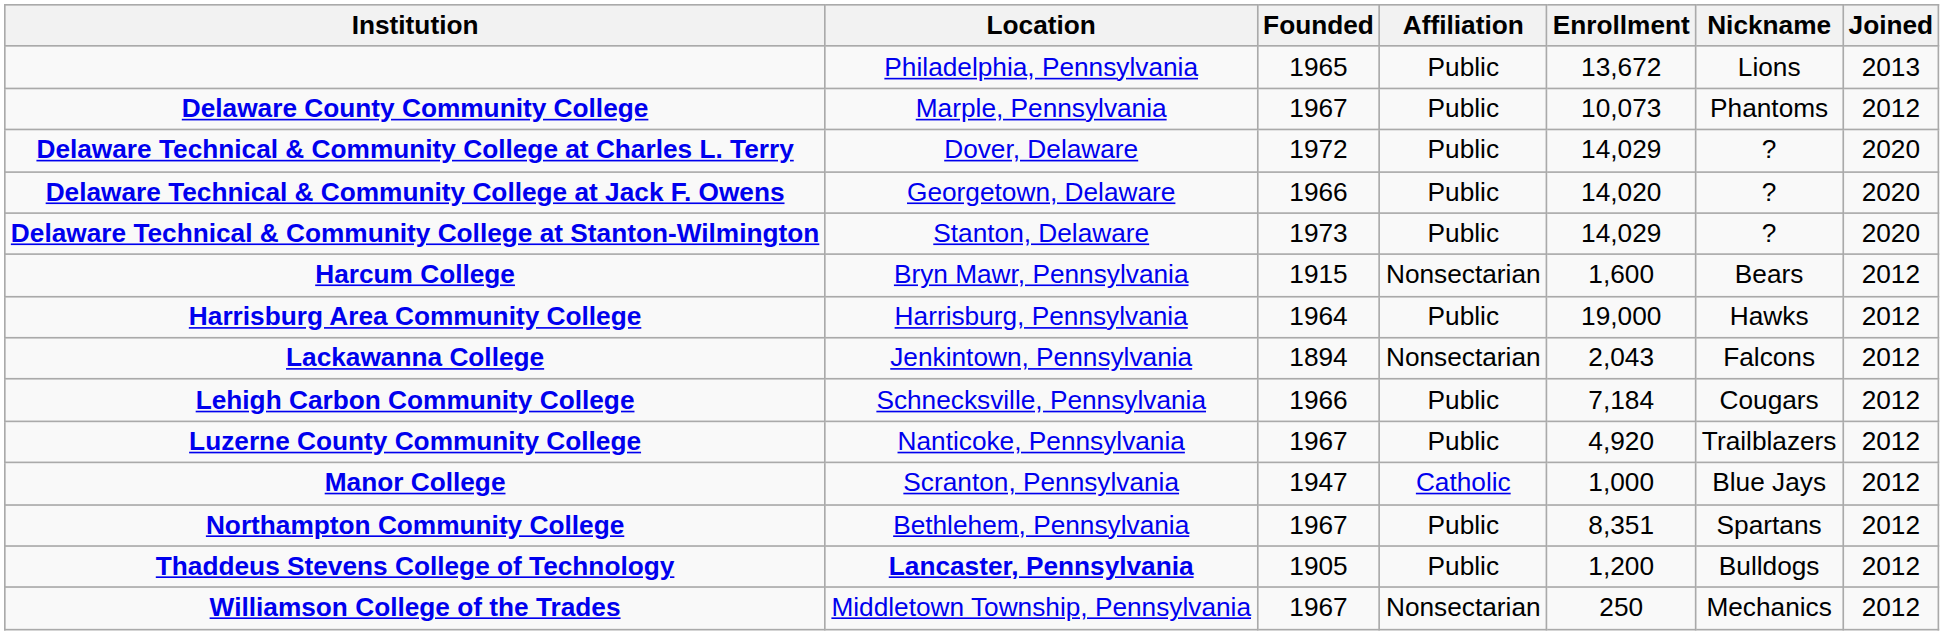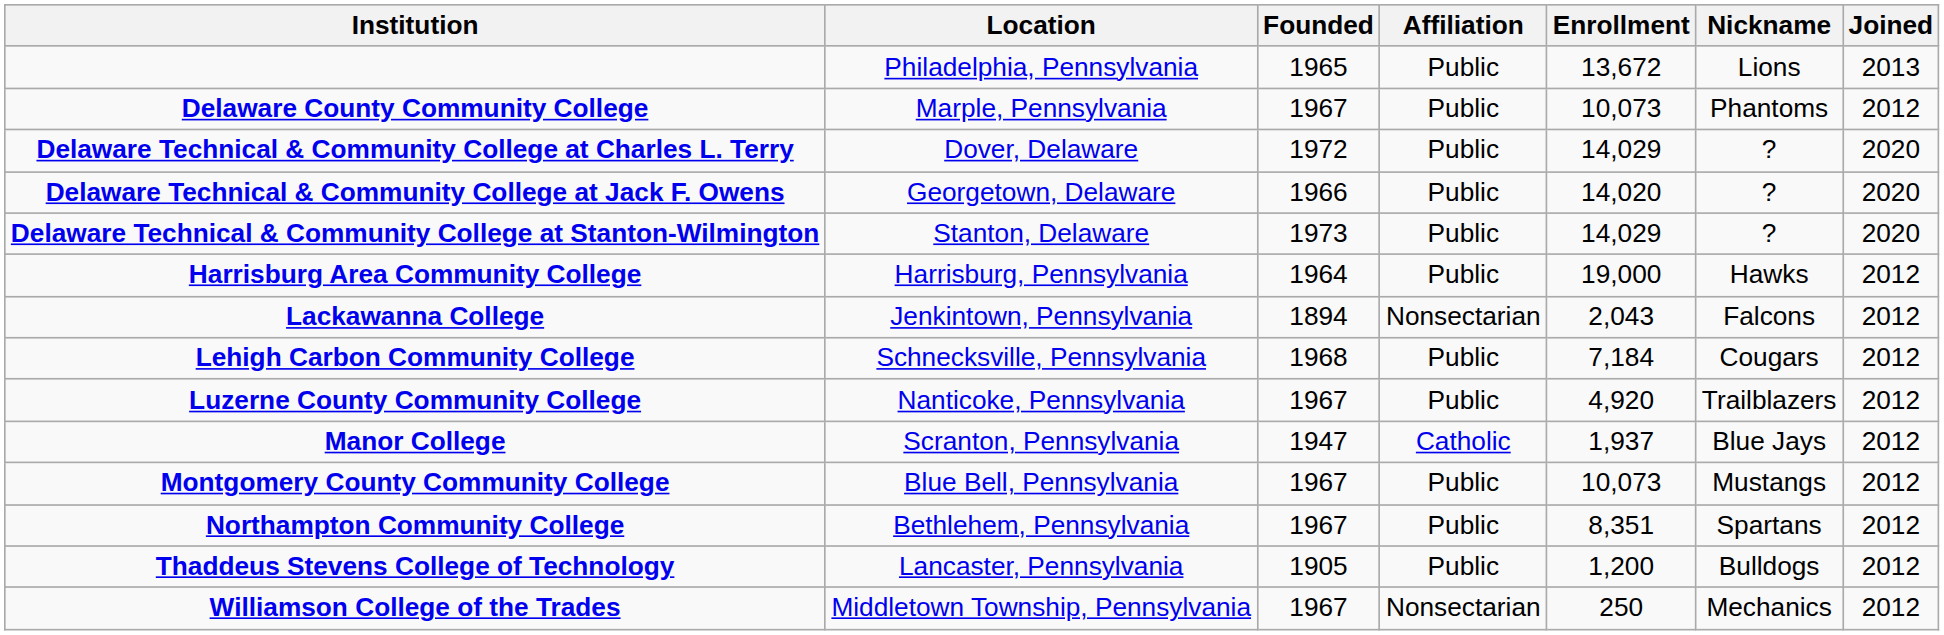- row: (415, 274)
(1318, 399) 1966 -> (1318, 358) 1968
(1621, 483) 1,000 -> (1621, 441) 1,937
+ row: (415, 483)
(1041, 566) bold -> (1041, 566) normal
